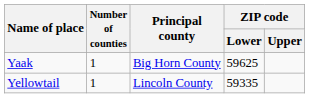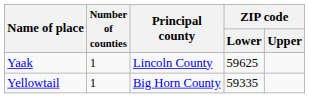(177, 63) Big Horn County -> (173, 63) Lincoln County
(173, 83) Lincoln County -> (177, 83) Big Horn County
